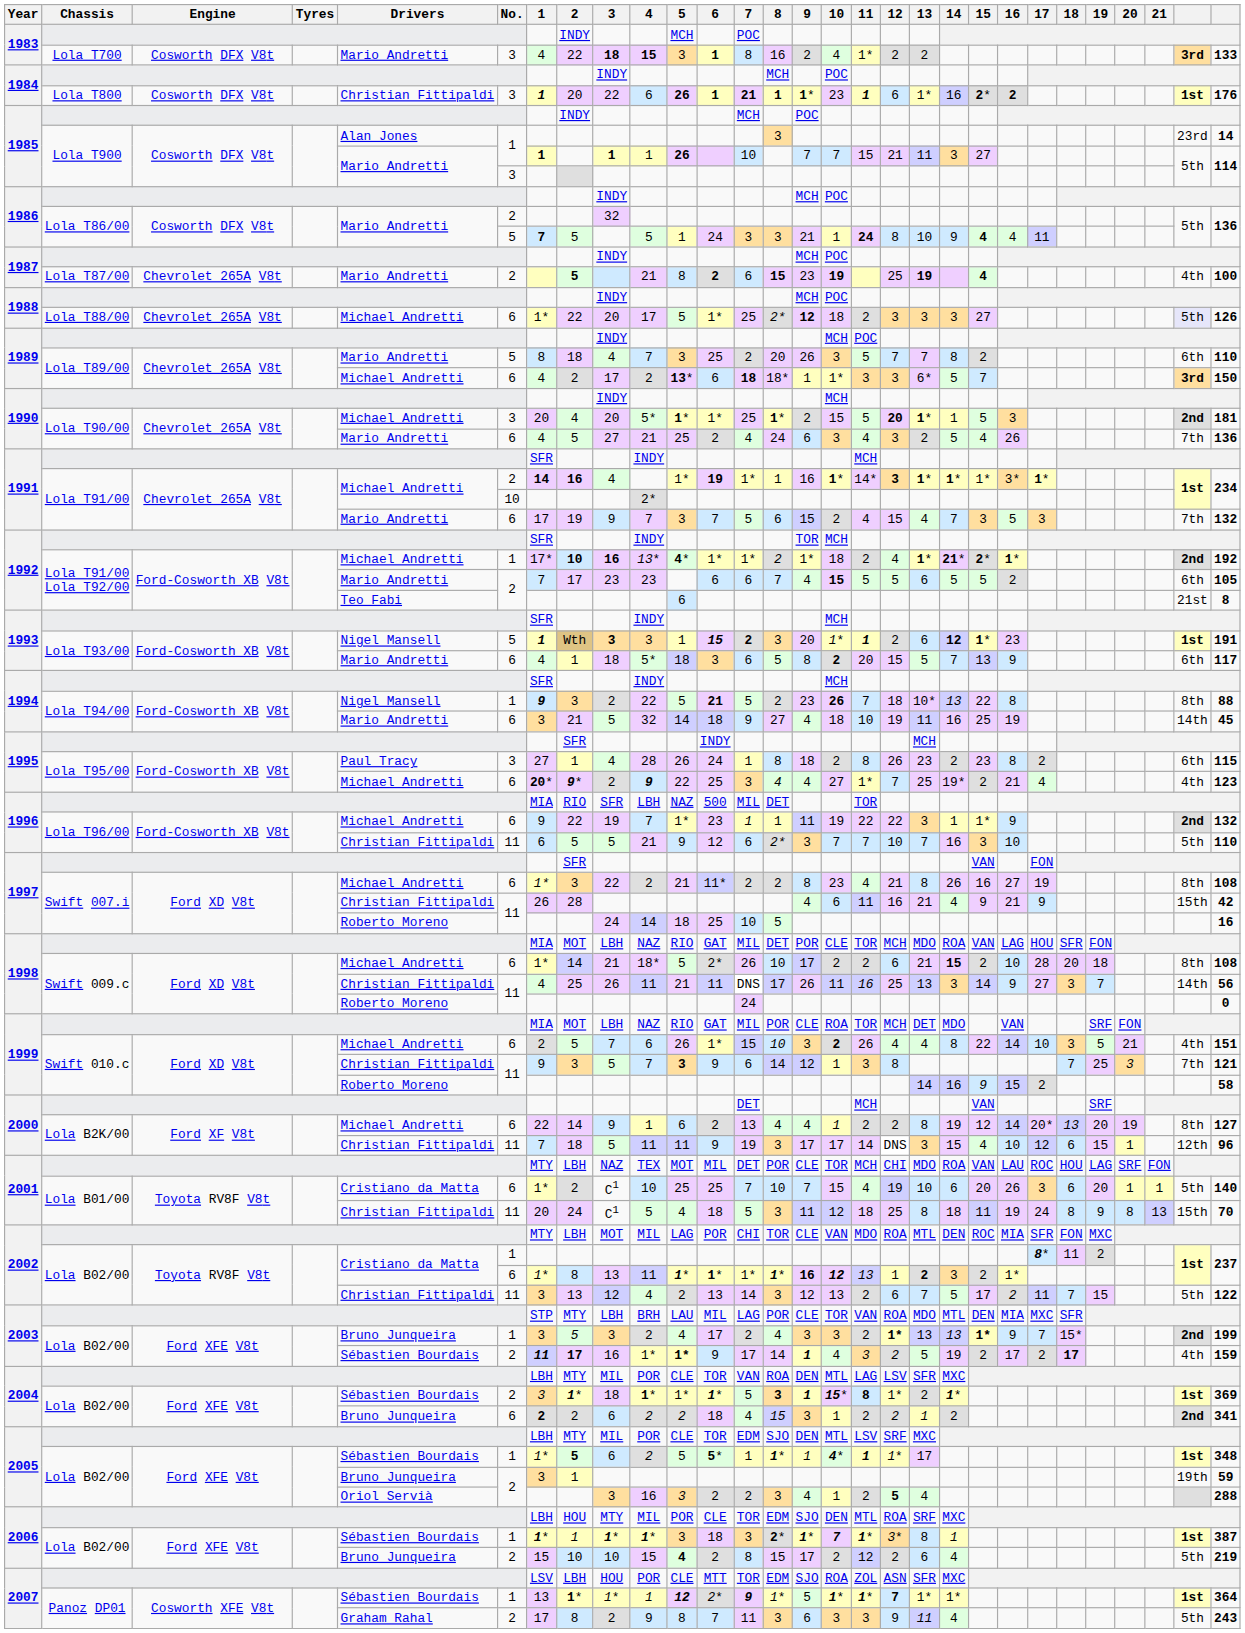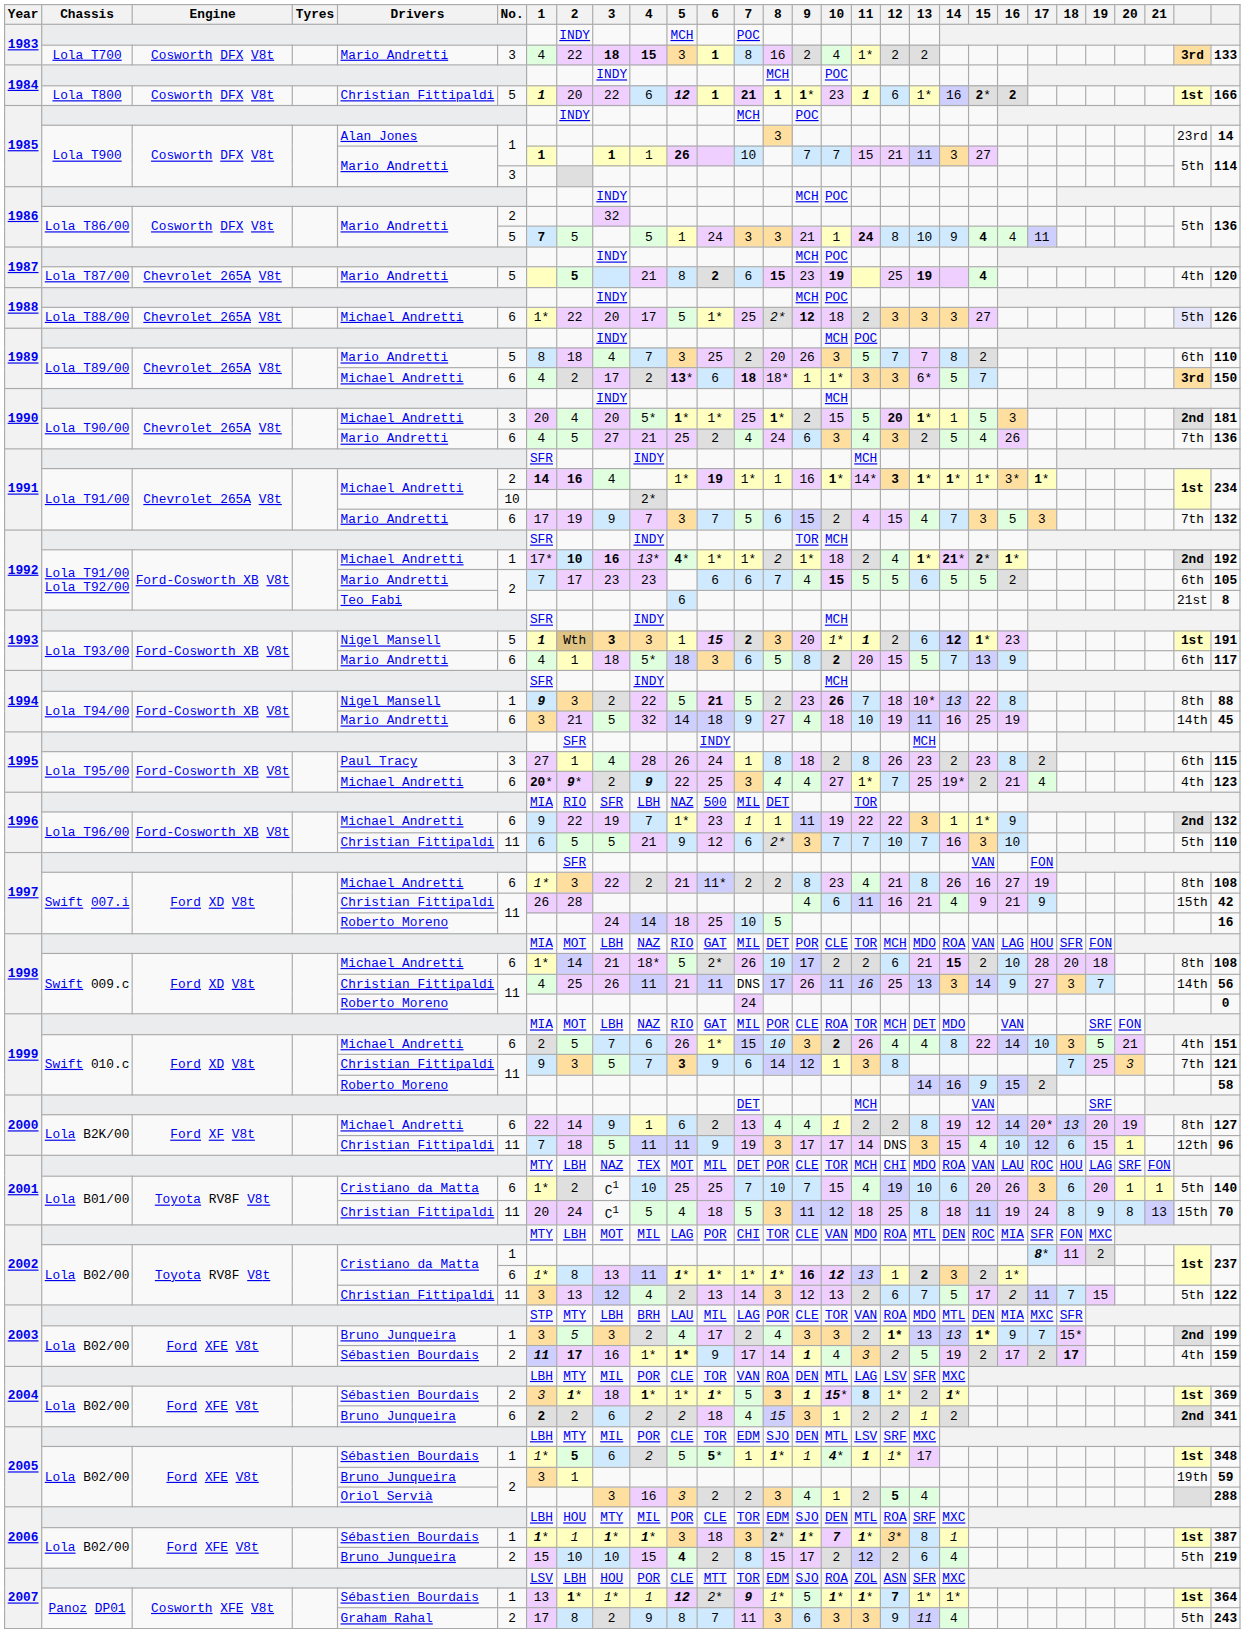(512, 95) 3 -> (512, 95) 5
(682, 95) 26 -> (682, 95) 12
(1226, 95) 176 -> (1226, 95) 166
(512, 277) 2 -> (512, 277) 5
(1226, 277) 100 -> (1226, 277) 120
